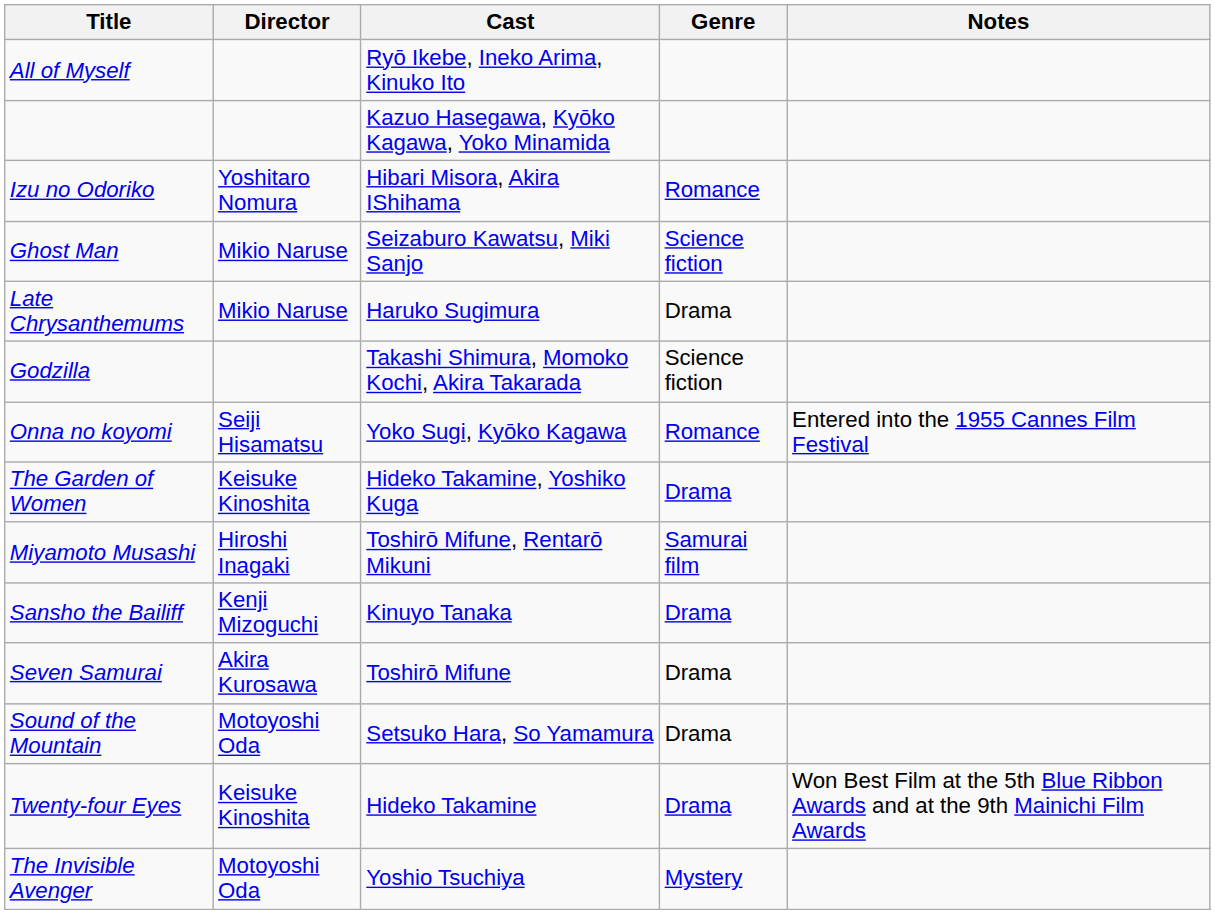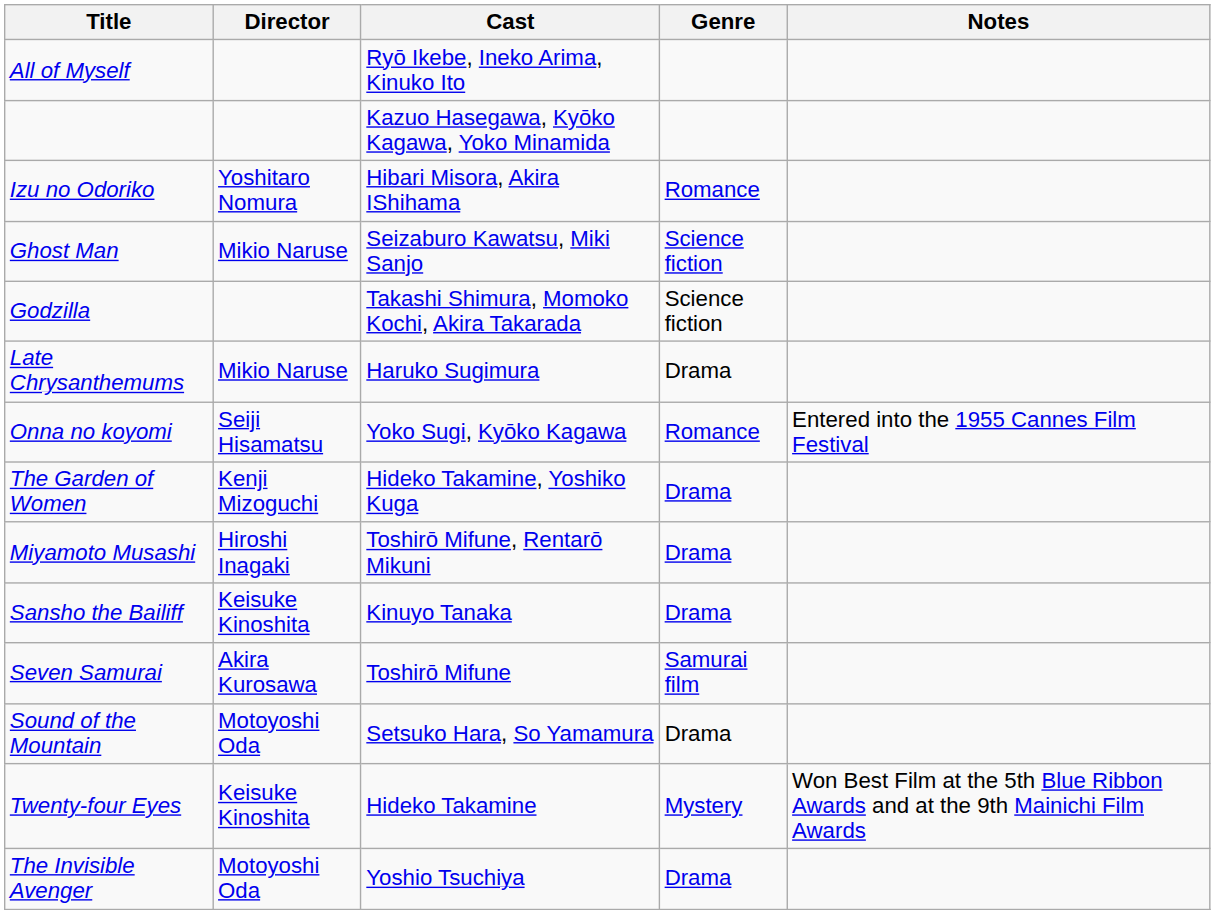rows swapped: (50, 371) <-> (97, 311)
(264, 491) Keisuke Kinoshita -> (268, 491) Kenji Mizoguchi
(706, 552) Samurai film -> (698, 552) Drama
(268, 612) Kenji Mizoguchi -> (264, 612) Keisuke Kinoshita
(698, 672) Drama -> (706, 672) Samurai film
(698, 805) Drama -> (704, 805) Mystery
(704, 878) Mystery -> (698, 878) Drama
